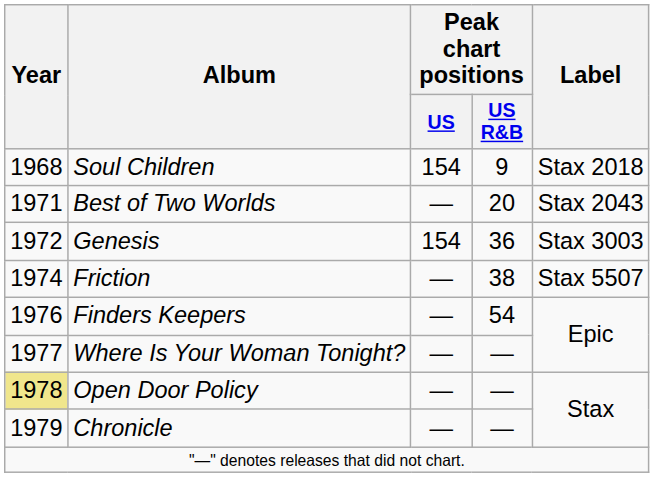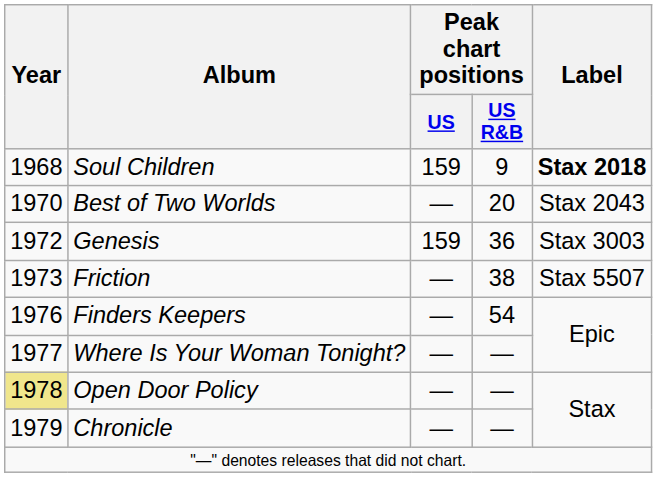(441, 166) 154 -> (441, 166) 159
(591, 166) normal -> (592, 166) bold
(36, 204) 1971 -> (36, 204) 1970
(441, 241) 154 -> (441, 241) 159
(36, 278) 1974 -> (36, 278) 1973
